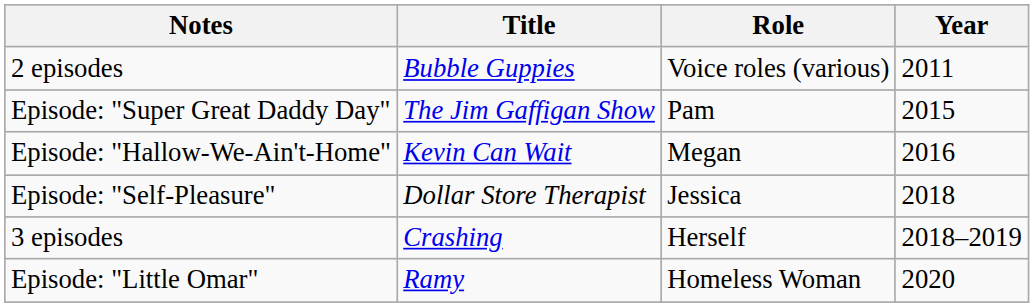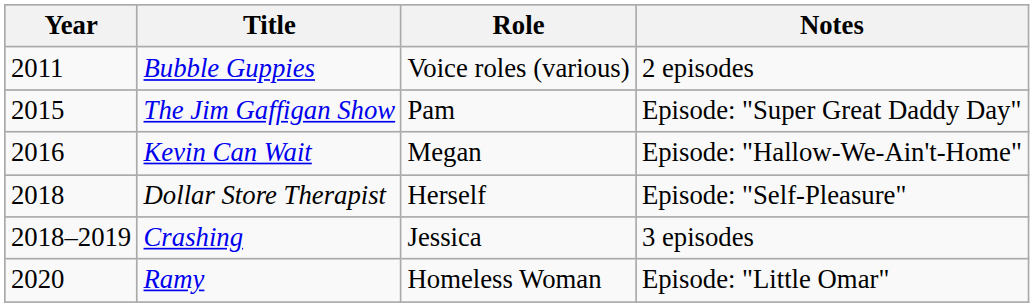columns swapped: (962, 25) <-> (201, 25)
(704, 195) Jessica -> (447, 195) Herself
(706, 237) Herself -> (445, 237) Jessica
